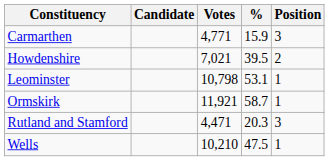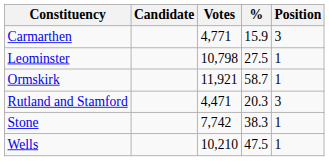- row: (44, 58)
(256, 79) 53.1 -> (256, 58) 27.5
+ row: (23, 123)
